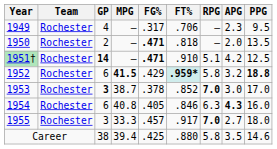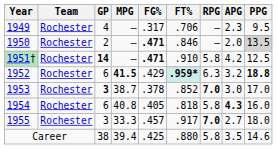(186, 44) .818 -> (186, 44) .846
(258, 44) no background -> (258, 44) lightgrey background
(211, 59) 5.1 -> (211, 59) 5.8
(211, 75) 5.8 -> (211, 75) 6.3
(186, 106) .846 -> (186, 106) .818
(211, 106) 6.3 -> (211, 106) 5.8
